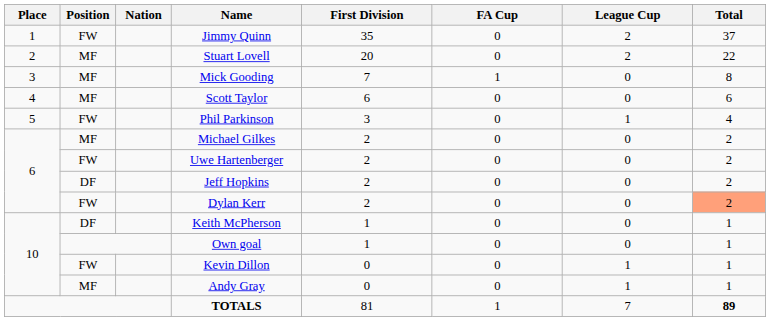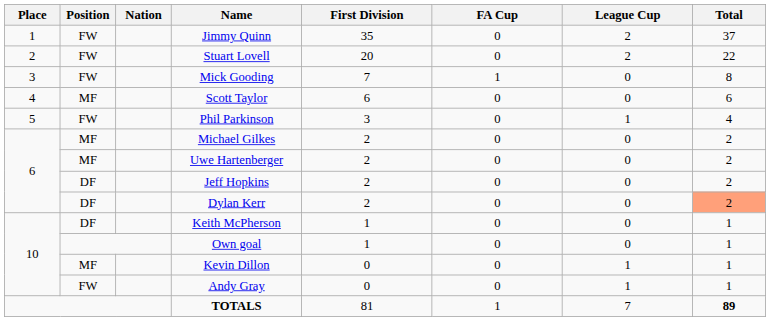(88, 56) MF -> (88, 56) FW
(88, 77) MF -> (88, 77) FW
(88, 160) FW -> (88, 160) MF
(88, 202) FW -> (88, 202) DF
(88, 264) FW -> (88, 264) MF
(88, 285) MF -> (88, 285) FW
